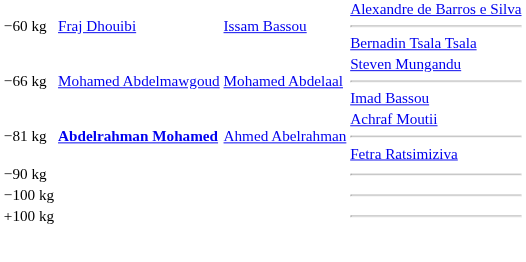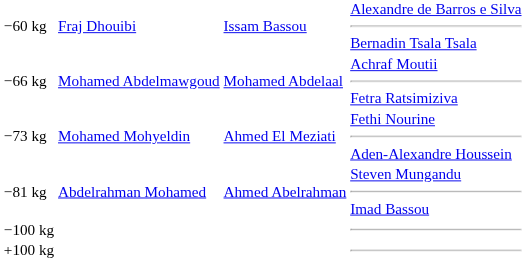(436, 81) Steven Mungandu Imad Bassou -> (436, 81) Achraf Moutii Fetra Ratsimiziva
+ row: (25, 136)
(138, 136) bold -> (132, 191) normal
(436, 136) Achraf Moutii Fetra Ratsimiziva -> (436, 191) Steven Mungandu Imad Bassou
- row: (25, 174)
